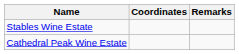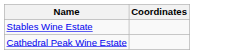- column: (212, 12)
